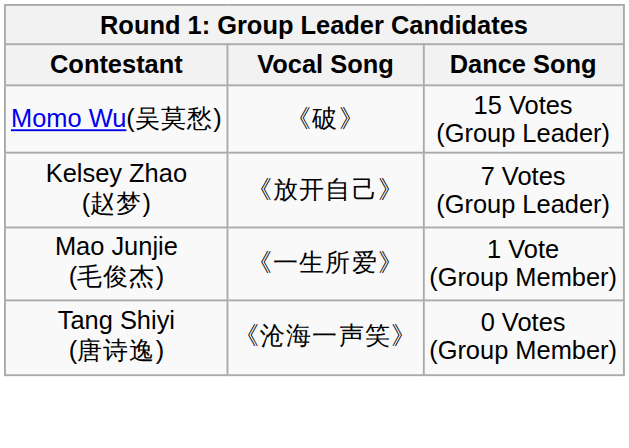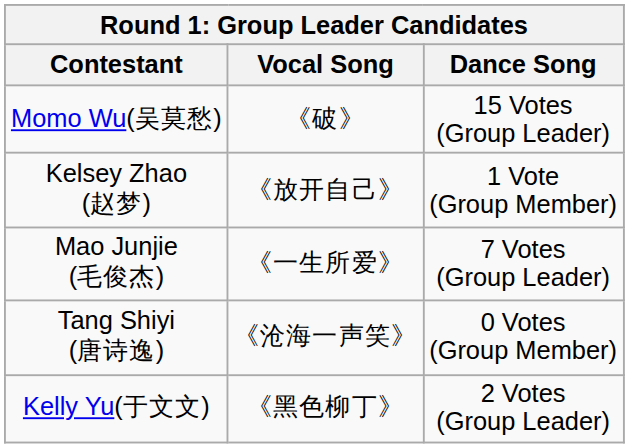(523, 190) 7 Votes (Group Leader) -> (523, 190) 1 Vote (Group Member)
(523, 263) 1 Vote (Group Member) -> (523, 263) 7 Votes (Group Leader)
+ row: (116, 407)
